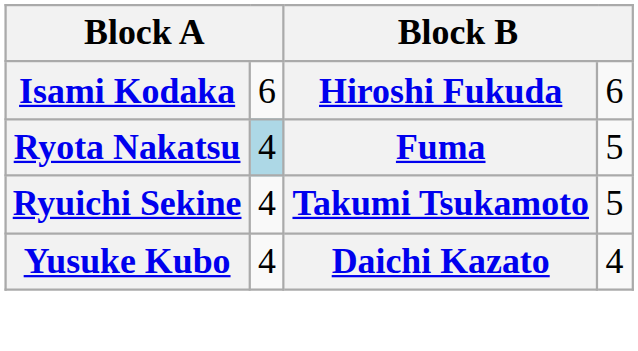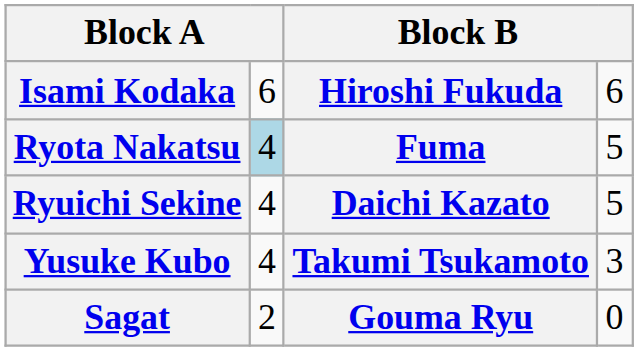(441, 203) Takumi Tsukamoto -> (441, 203) Daichi Kazato
(441, 260) Daichi Kazato -> (441, 260) Takumi Tsukamoto
(614, 260) 4 -> (614, 260) 3
+ row: (127, 317)
